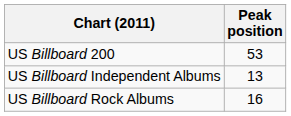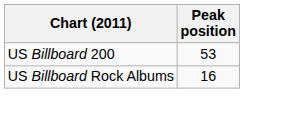- row: (114, 76)
